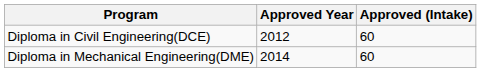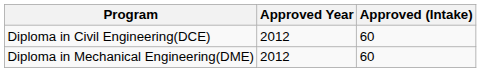(275, 57) 2014 -> (275, 57) 2012
